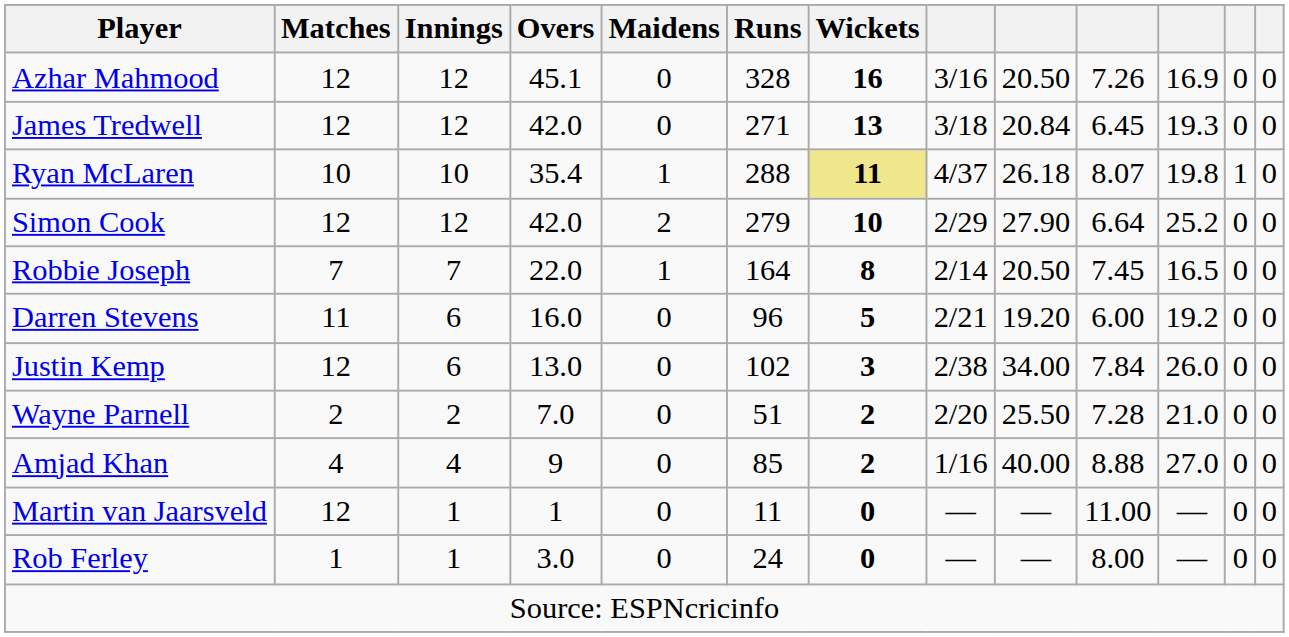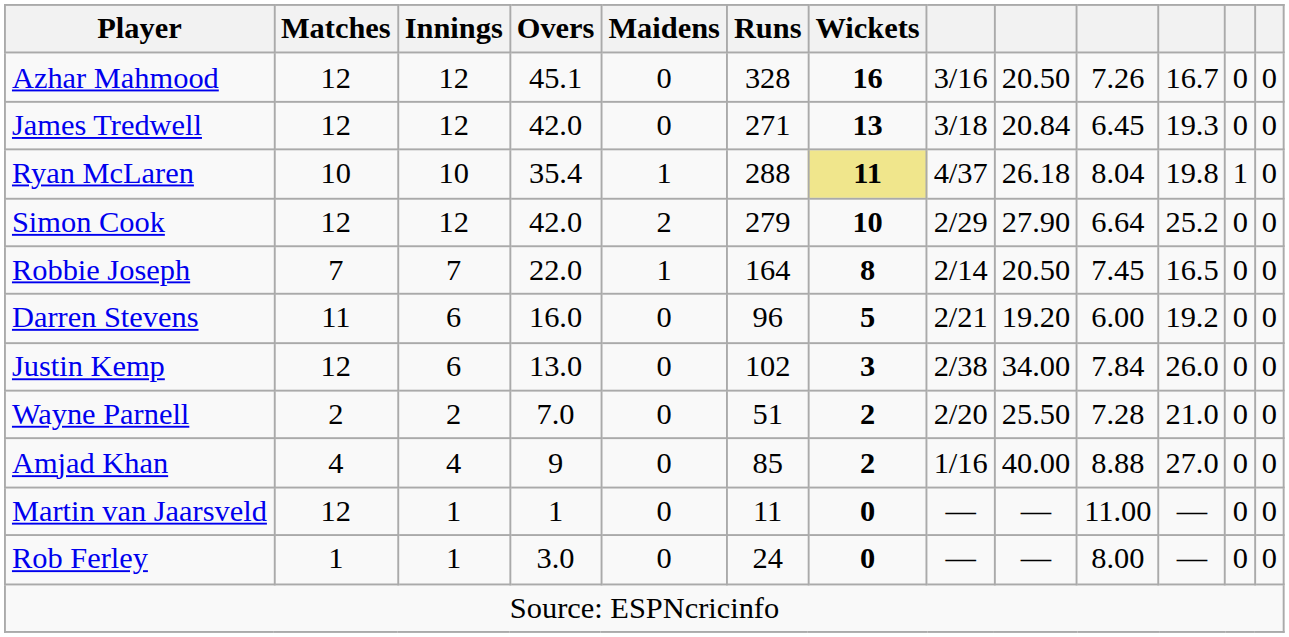(1192, 76) 16.9 -> (1192, 76) 16.7
(1118, 173) 8.07 -> (1118, 173) 8.04
